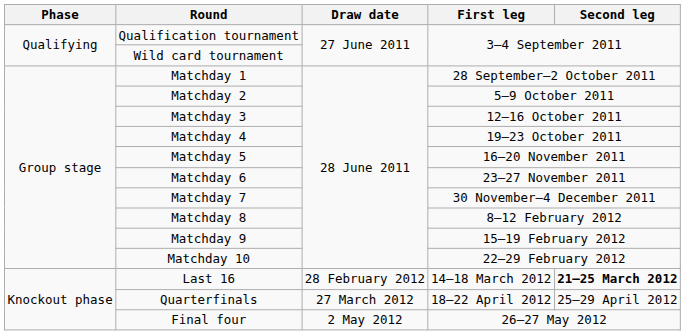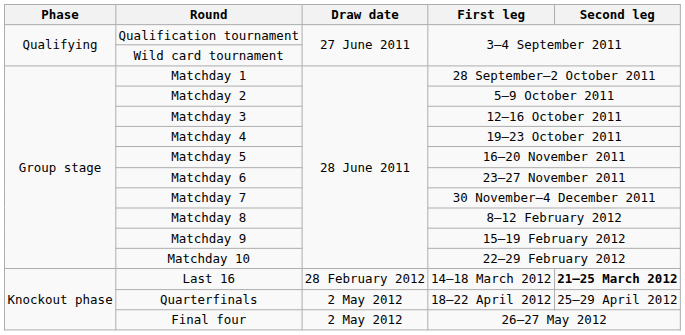(365, 299) 27 March 2012 -> (365, 299) 2 May 2012
